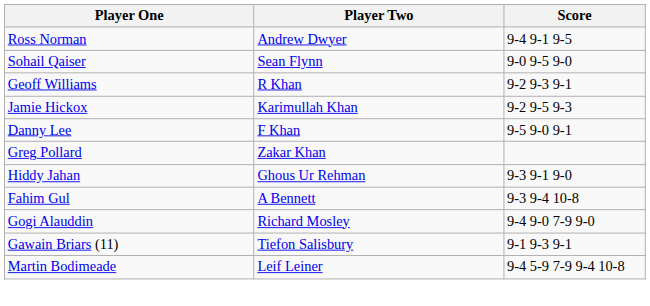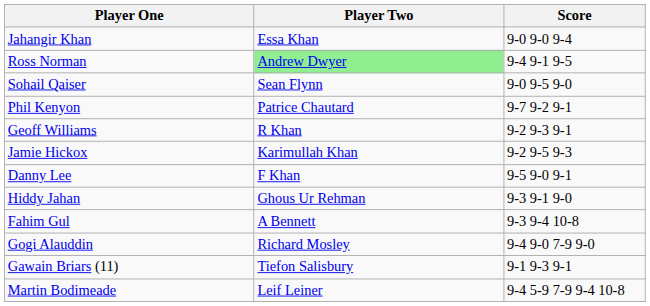+ row: (50, 38)
(302, 38) no background -> (302, 61) lightgreen background
+ row: (44, 107)
- row: (45, 152)
